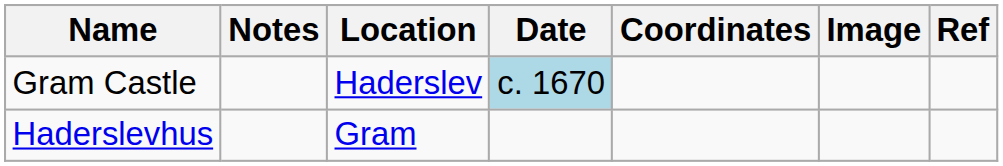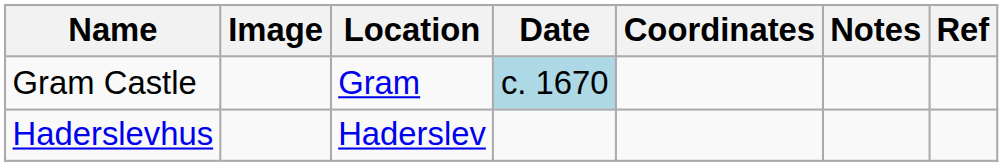columns swapped: (874, 30) <-> (274, 30)
(408, 82) Haderslev -> (379, 82) Gram
(375, 134) Gram -> (412, 134) Haderslev
